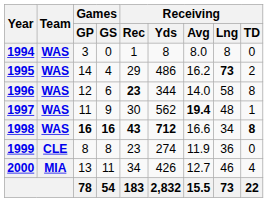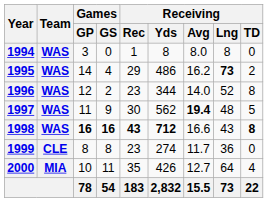(108, 91) 6 -> (108, 91) 2
(134, 91) bold -> (134, 91) normal
(227, 91) 58 -> (227, 91) 52
(252, 110) 1 -> (252, 110) 5
(227, 129) 34 -> (227, 129) 43
(198, 149) 11.9 -> (198, 149) 11.7
(85, 168) 13 -> (85, 168) 10
(134, 168) 34 -> (134, 168) 35
(227, 168) 46 -> (227, 168) 64
